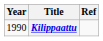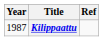(17, 28) 1990 -> (17, 28) 1987
